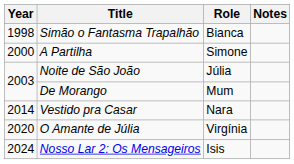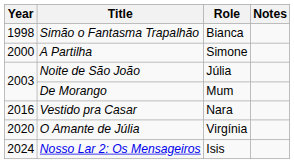(21, 110) 2014 -> (21, 110) 2016
